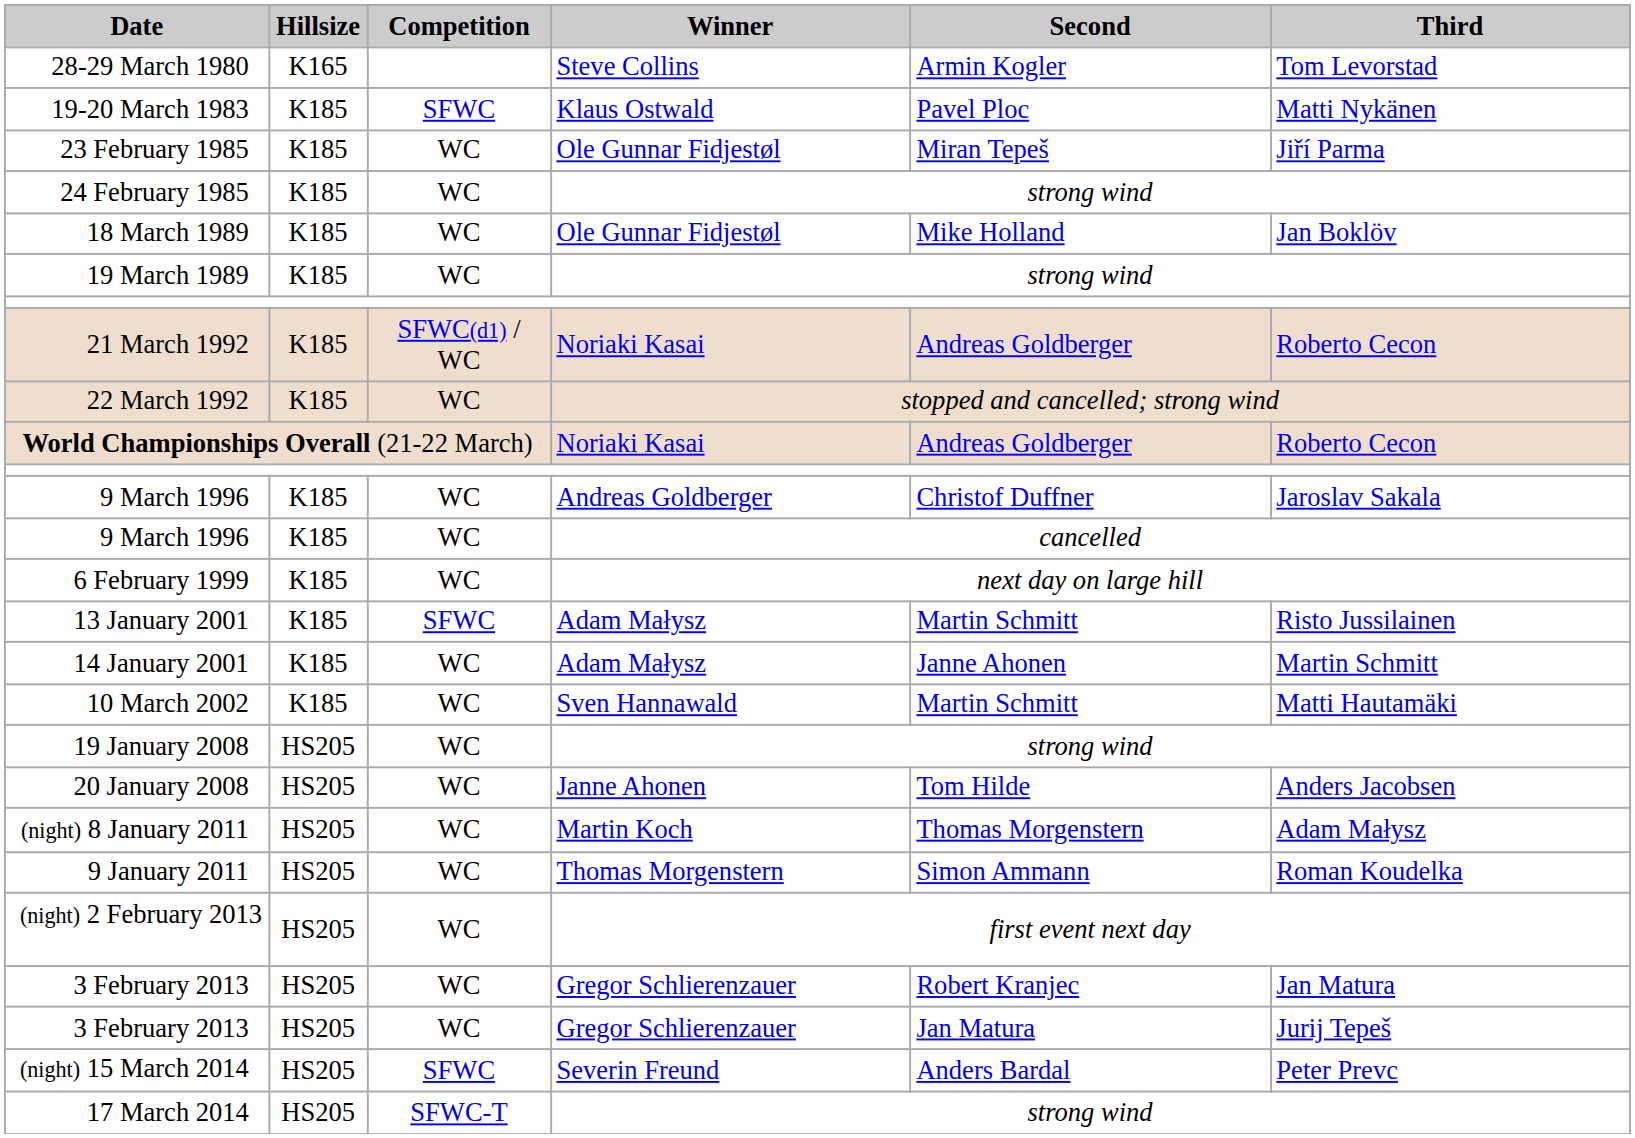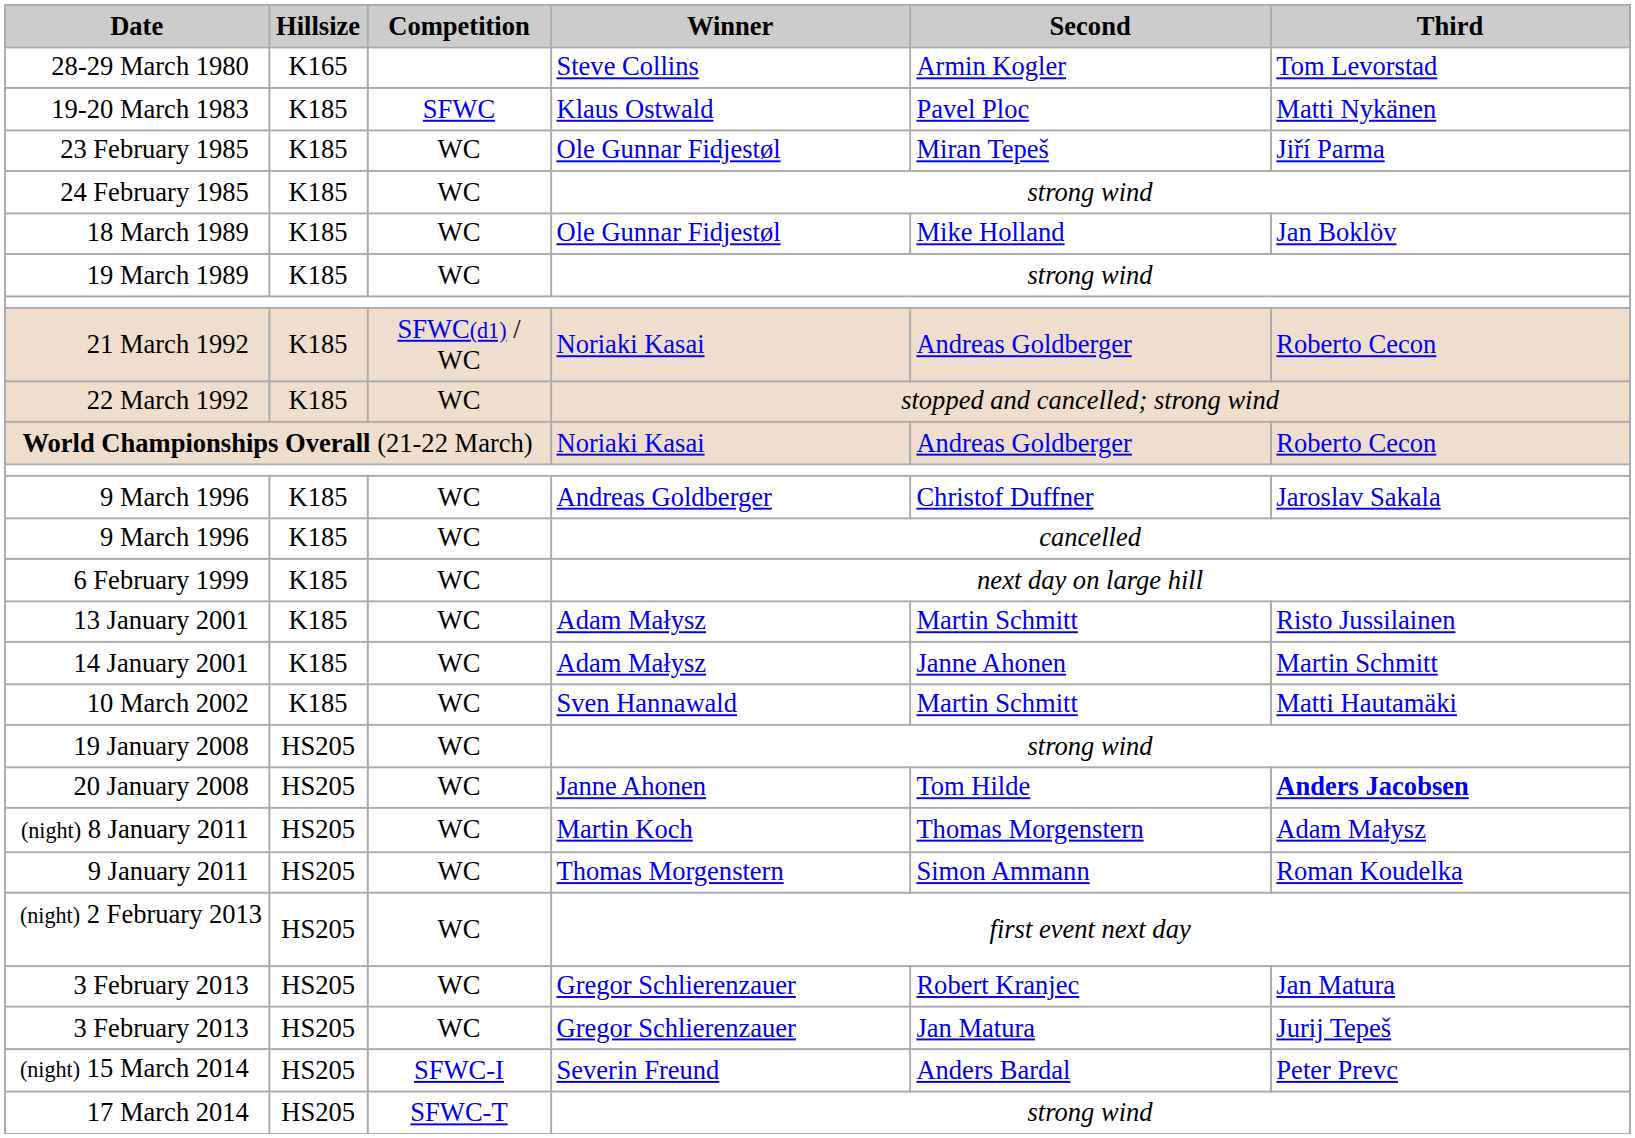(459, 621) SFWC -> (459, 621) WC
(1366, 787) normal -> (1373, 787) bold
(459, 1070) SFWC -> (459, 1070) SFWC-I
